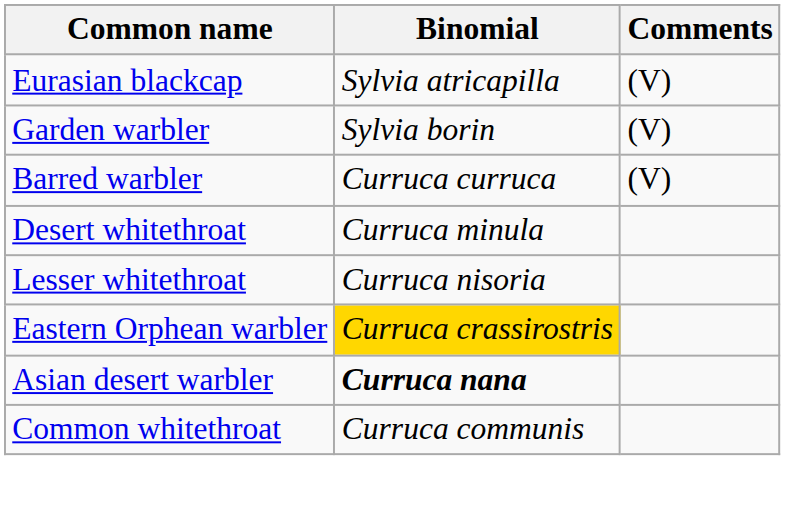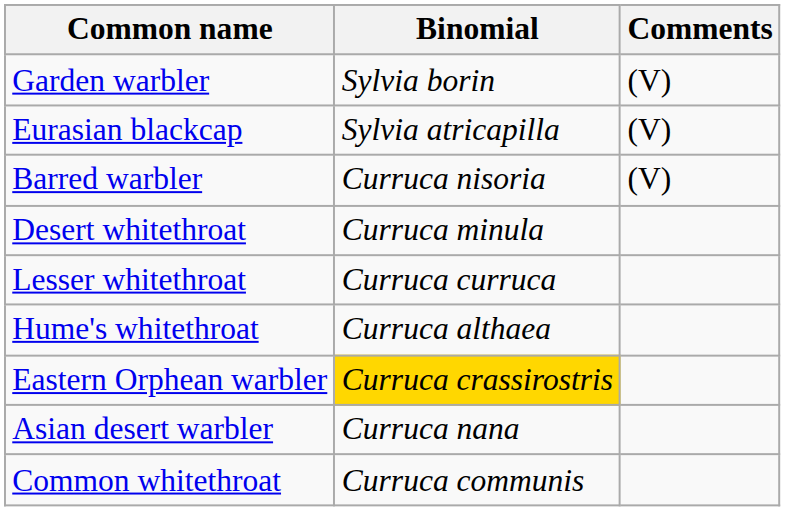rows swapped: (127, 79) <-> (111, 129)
(449, 179) Curruca curruca -> (444, 179) Curruca nisoria
(444, 279) Curruca nisoria -> (449, 279) Curruca curruca
+ row: (135, 329)
(434, 379) bold -> (431, 429) normal
